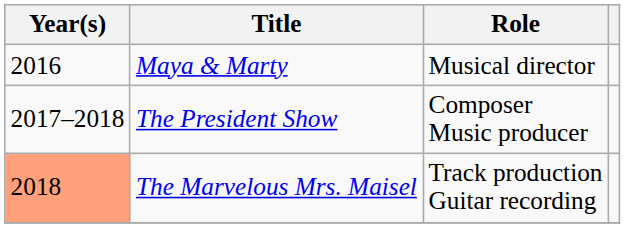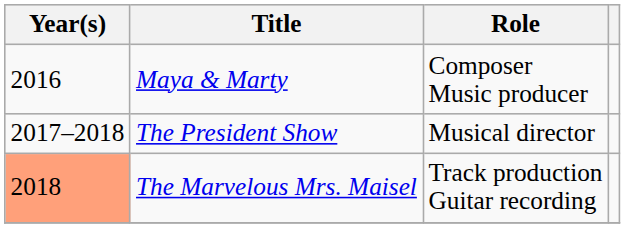(512, 64) Musical director -> (508, 78) Composer Music producer
(508, 118) Composer Music producer -> (512, 133) Musical director
